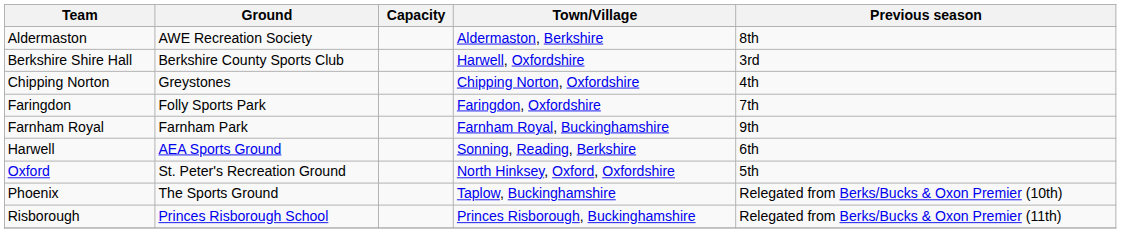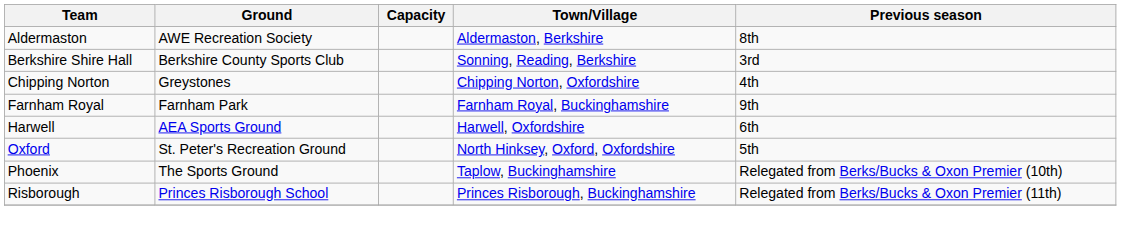(521, 60) Harwell, Oxfordshire -> (547, 60) Sonning, Reading, Berkshire
- row: (39, 104)
(547, 149) Sonning, Reading, Berkshire -> (521, 127) Harwell, Oxfordshire
